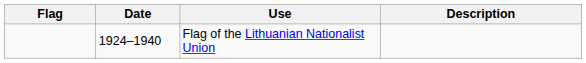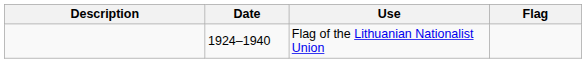columns swapped: (50, 14) <-> (481, 14)
